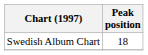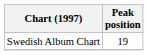(123, 41) 18 -> (123, 41) 19
